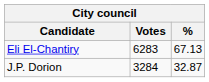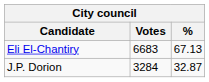(146, 49) 6283 -> (146, 49) 6683
